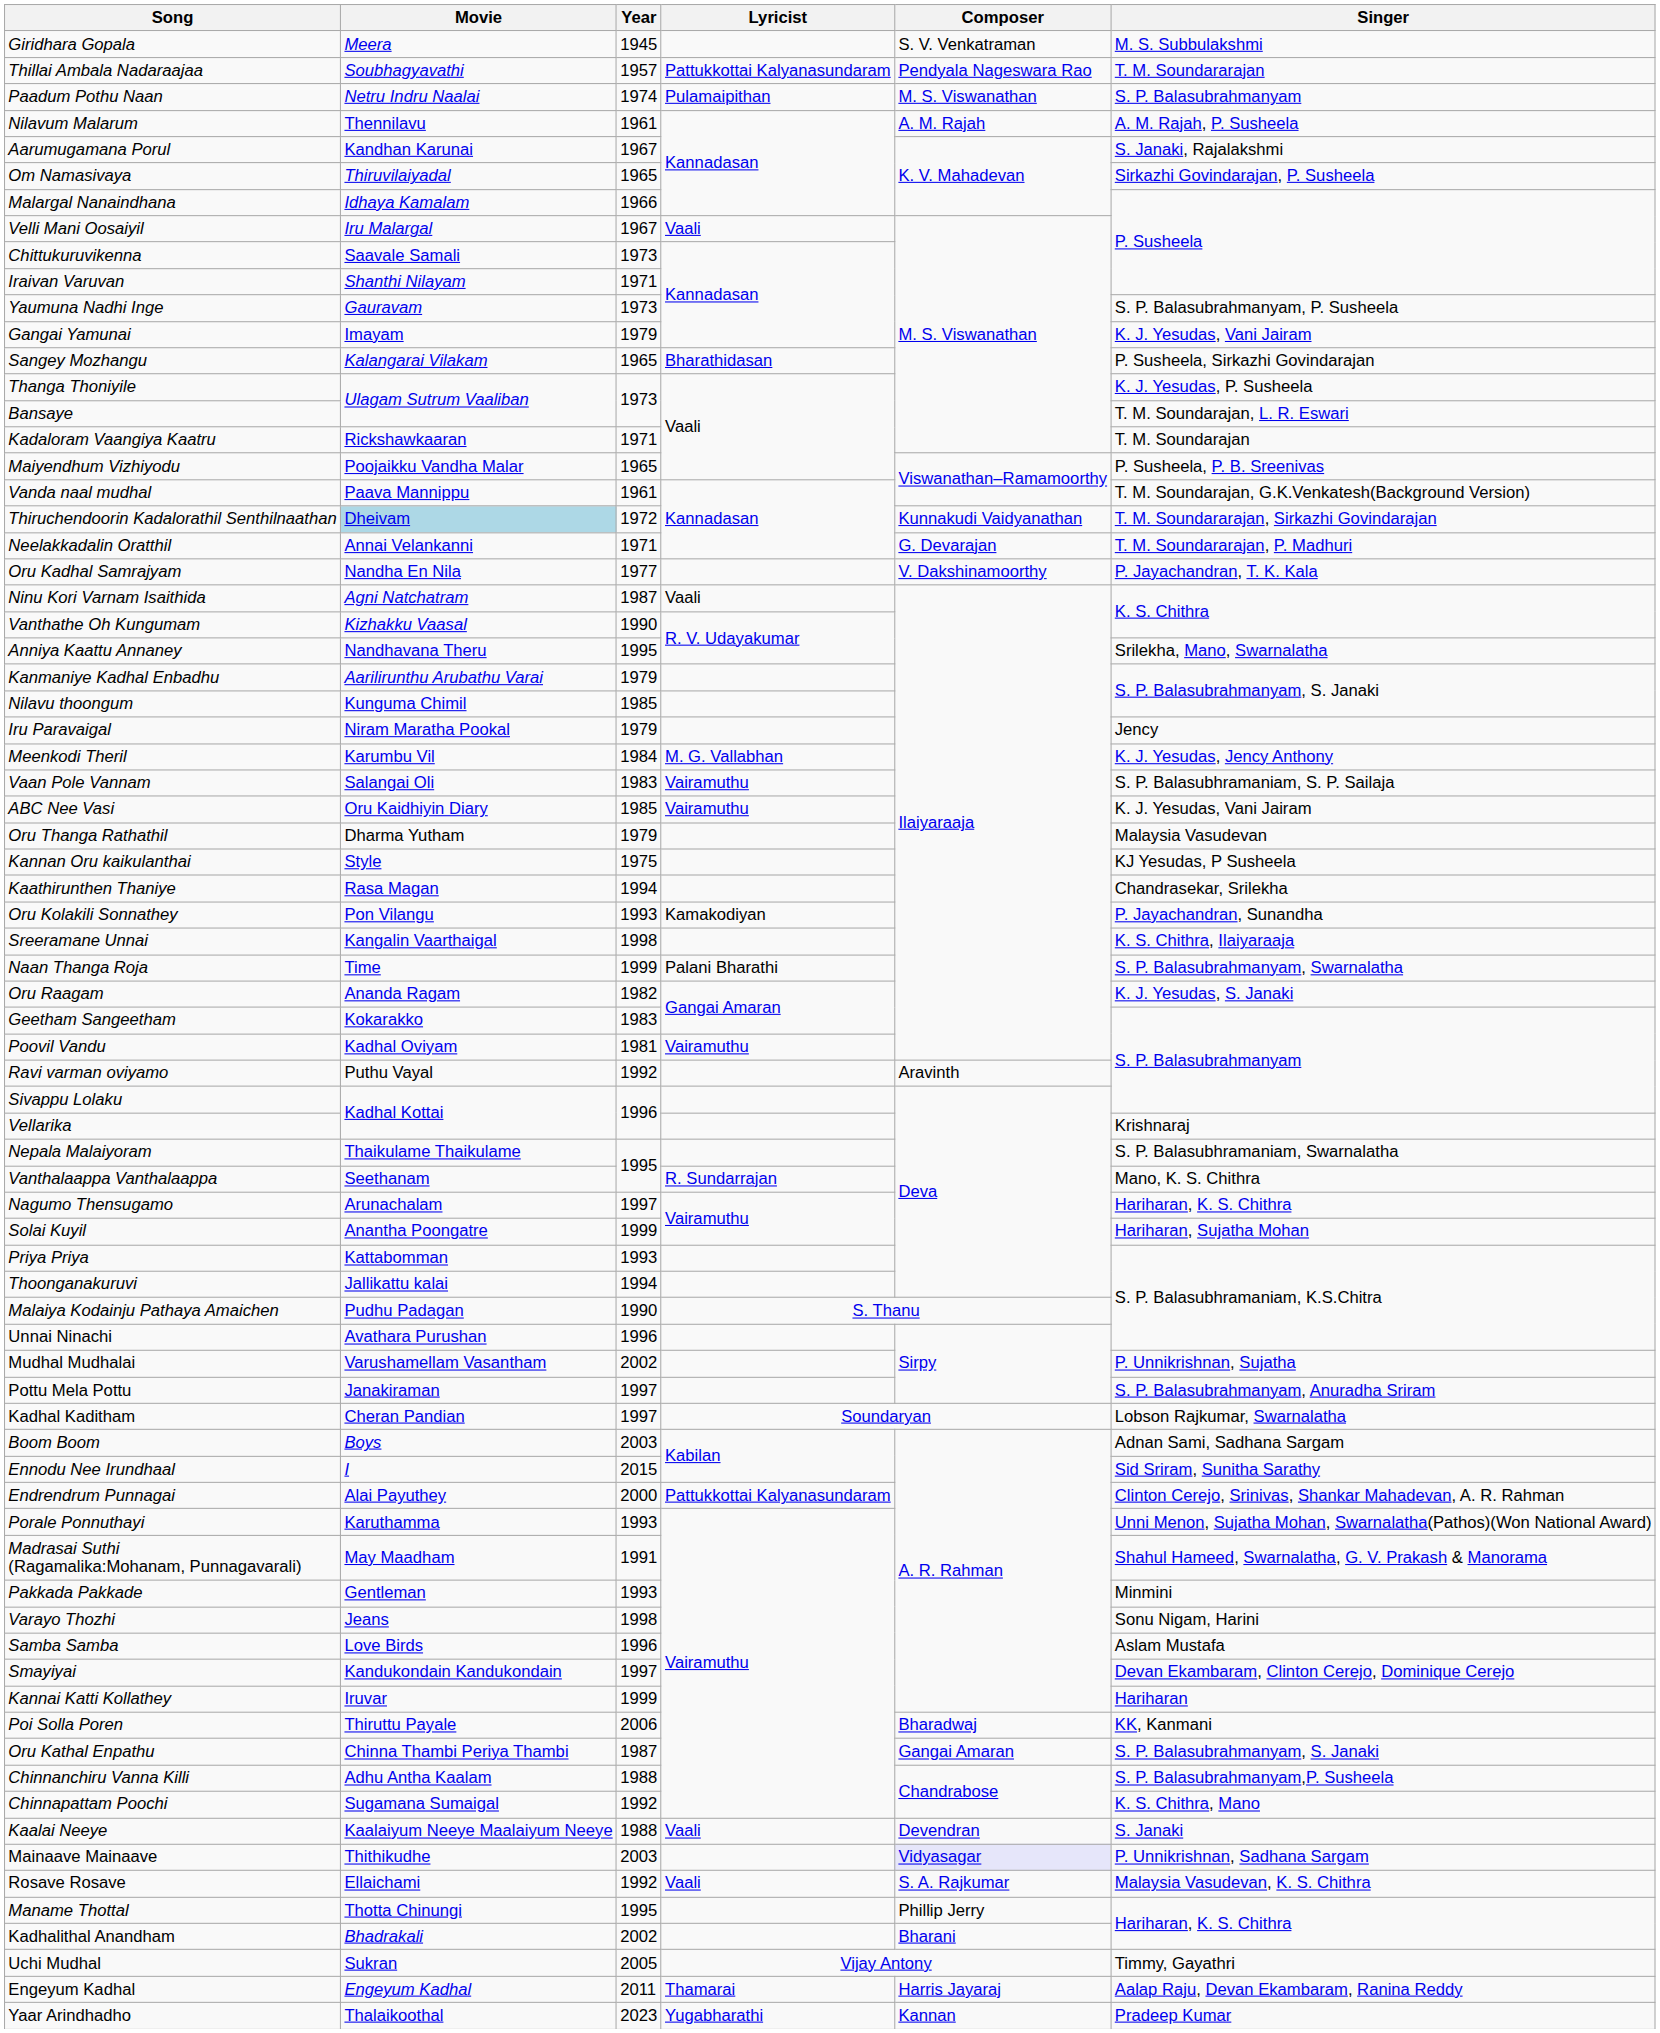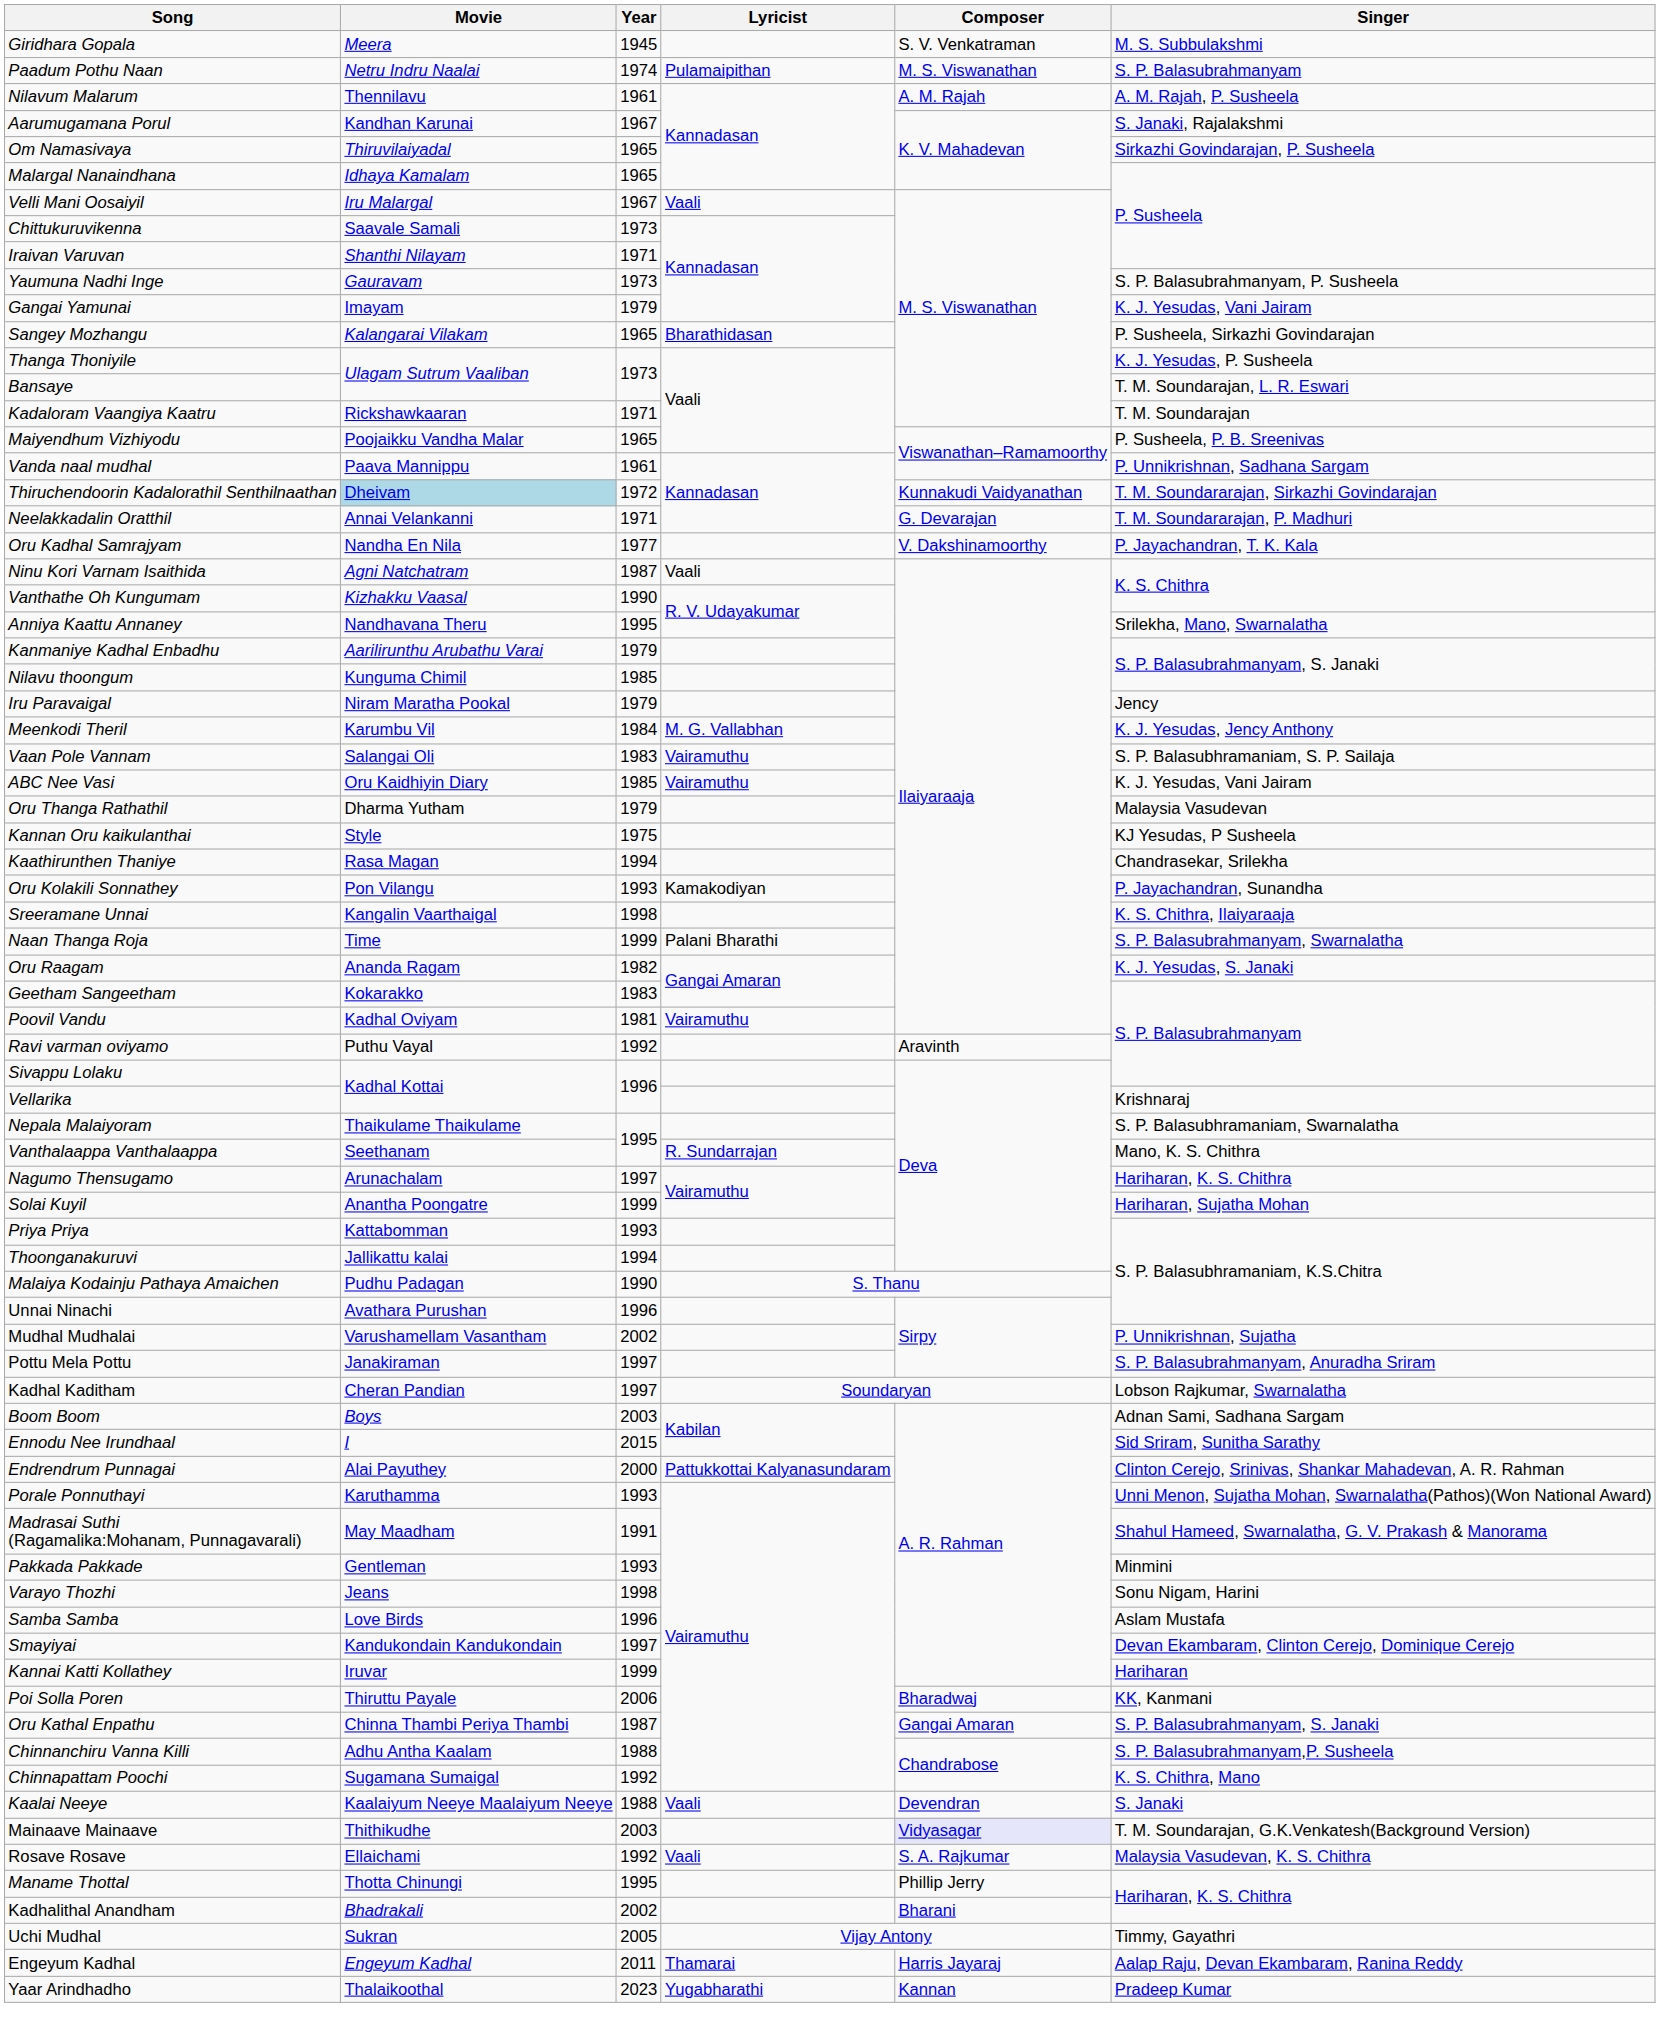- row: (106, 70)
(639, 202) 1966 -> (639, 176) 1965
(1322, 492) T. M. Soundarajan, G.K.Venkatesh(Background Version) -> (1242, 466) P. Unnikrishnan, Sadhana Sargam
(1242, 1857) P. Unnikrishnan, Sadhana Sargam -> (1322, 1830) T. M. Soundarajan, G.K.Venkatesh(Background Version)
